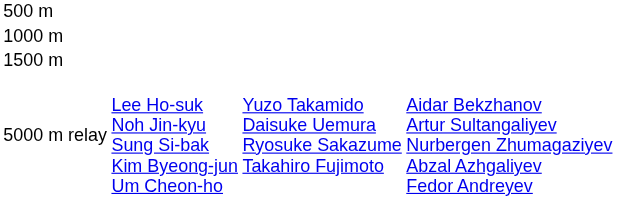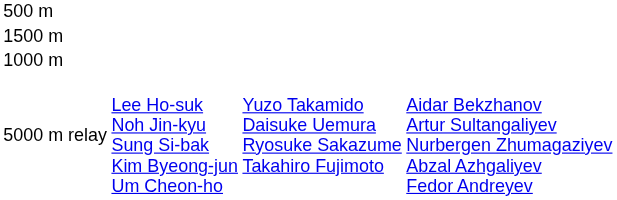rows swapped: (33, 36) <-> (33, 60)
